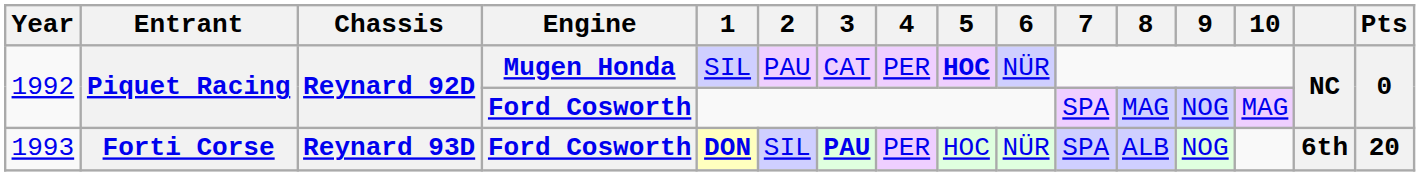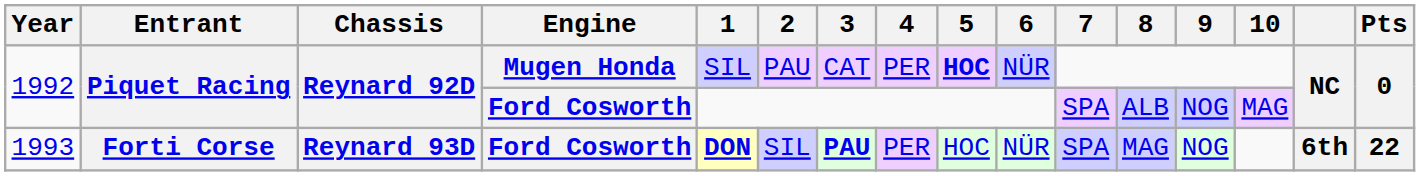(1145, 108) MAG -> (1145, 108) ALB
(1145, 149) ALB -> (1145, 149) MAG
(1384, 149) 20 -> (1384, 149) 22
